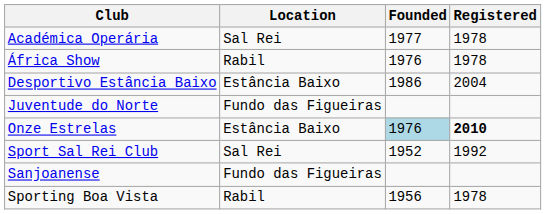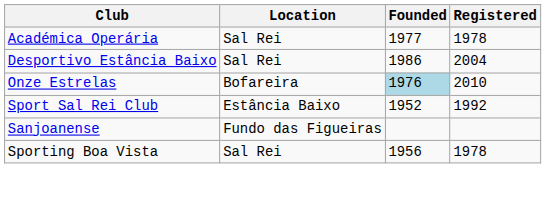- row: (54, 61)
(282, 84) Estância Baixo -> (252, 61) Sal Rei
- row: (83, 107)
(282, 129) Estância Baixo -> (261, 84) Bofareira
(470, 129) bold -> (470, 84) normal
(252, 152) Sal Rei -> (282, 107) Estância Baixo
(244, 197) Rabil -> (252, 152) Sal Rei
